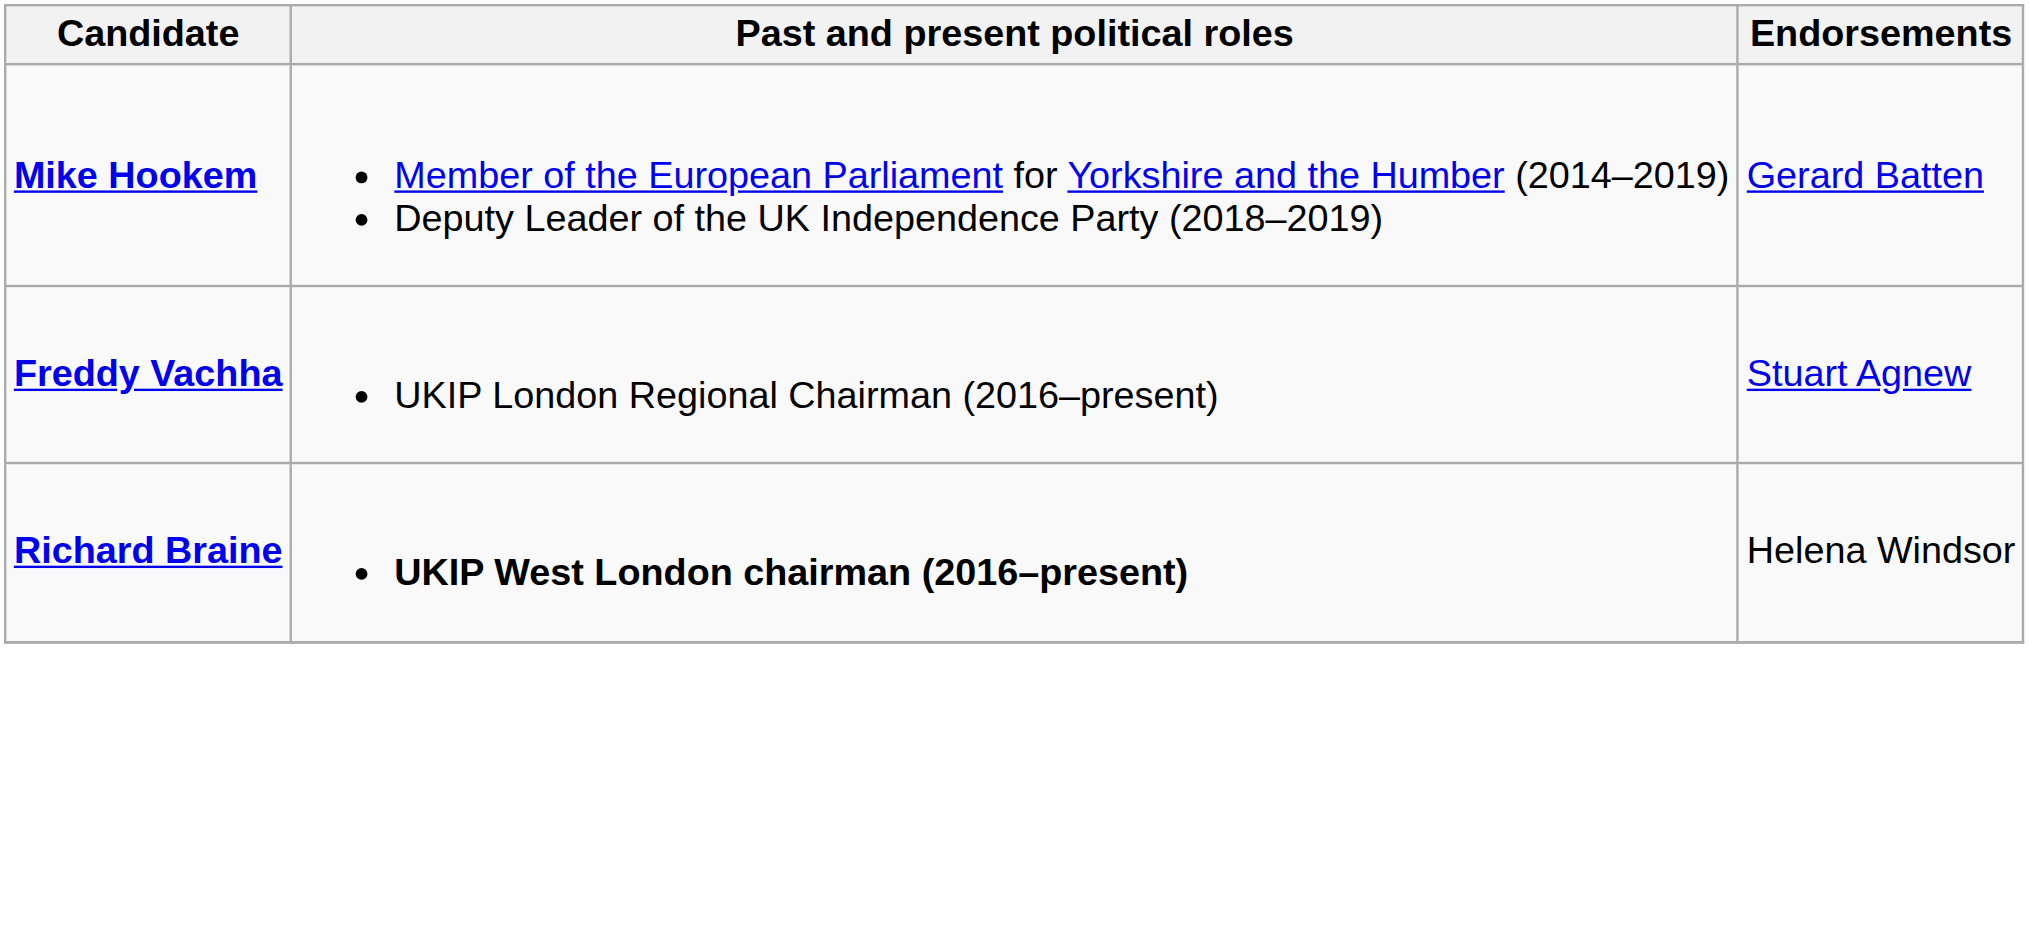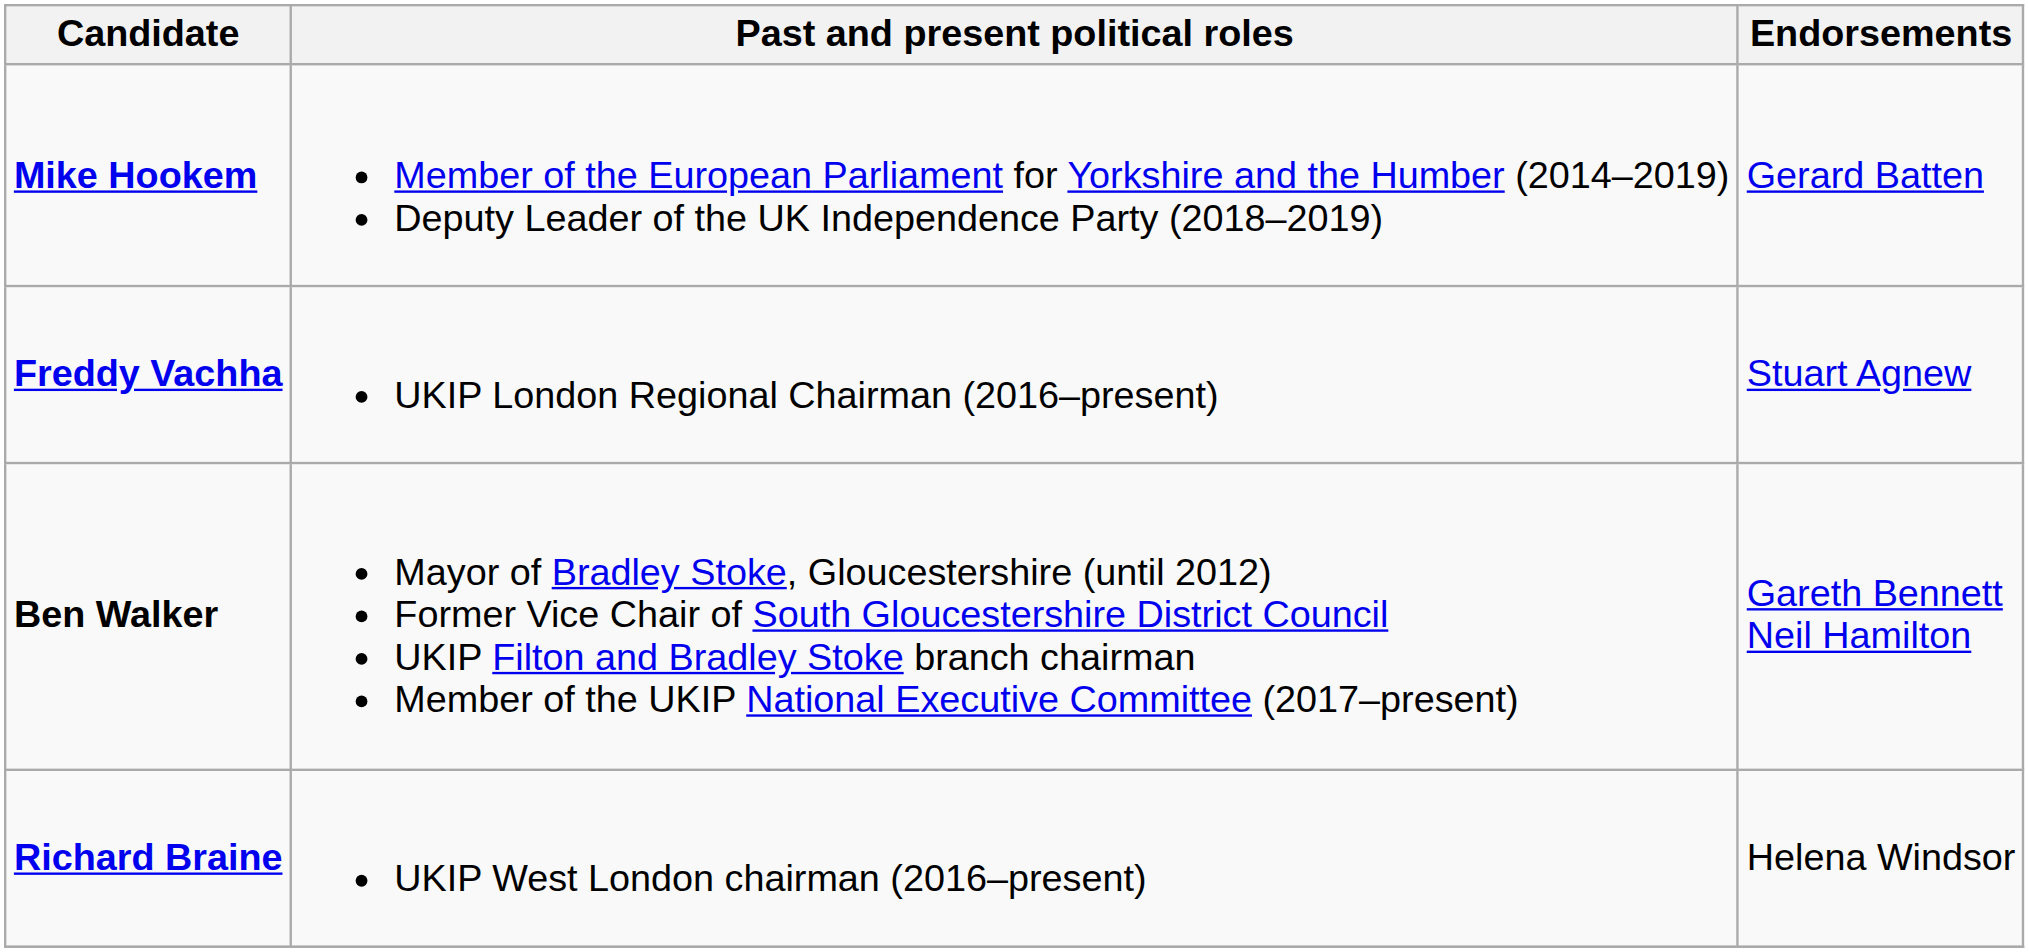+ row: (116, 615)
(1015, 573) bold -> (1015, 879) normal
